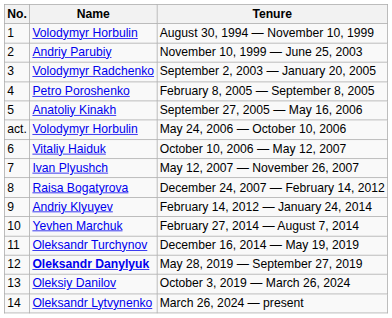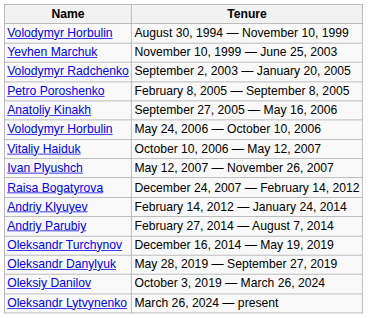- column: (17, 14)
(72, 52) Andriy Parubiy -> (52, 52) Yevhen Marchuk
(77, 226) Yevhen Marchuk -> (47, 226) Andriy Parubiy
(91, 264) bold -> (62, 264) normal
